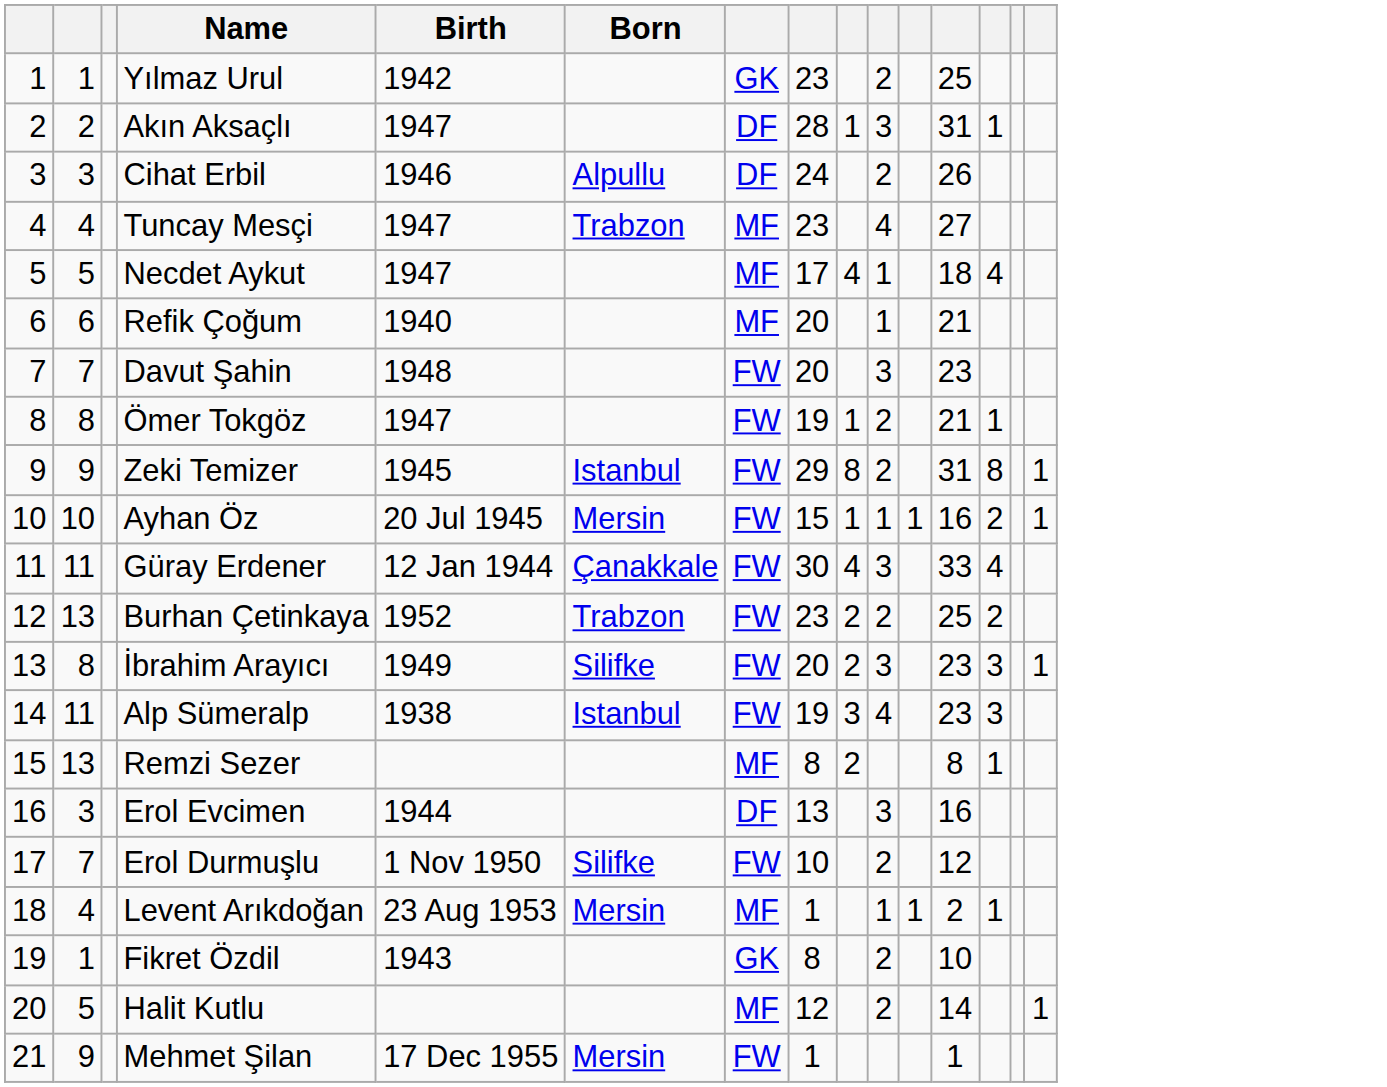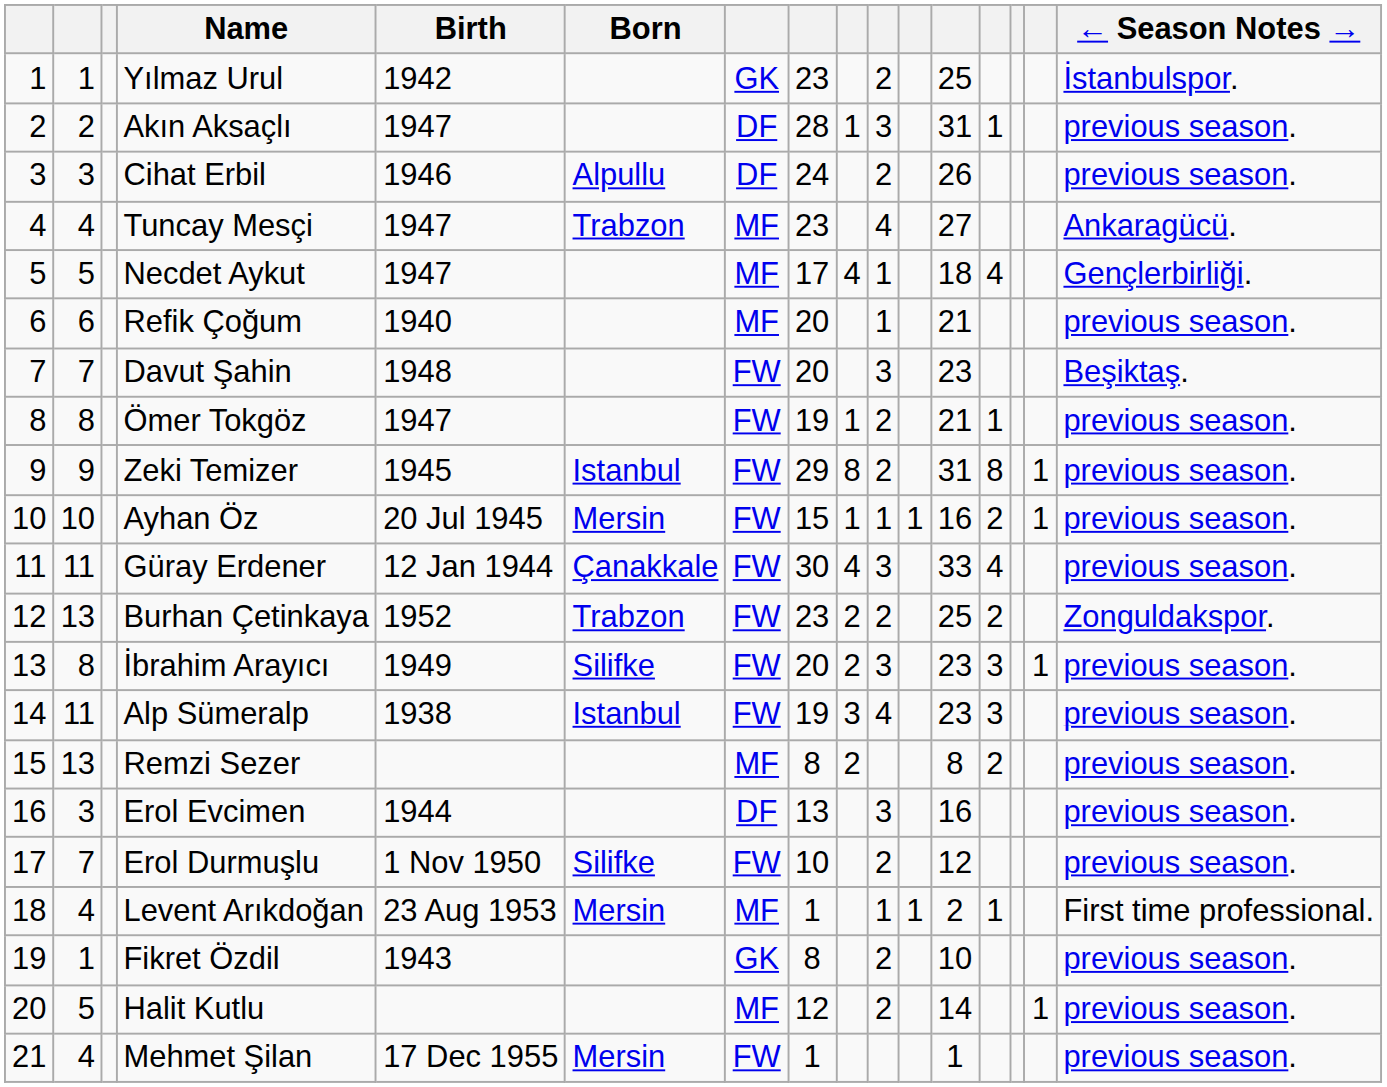+ column: (1219, 28)
(995, 763) 1 -> (995, 763) 2
(86, 1057) 9 -> (86, 1057) 4
